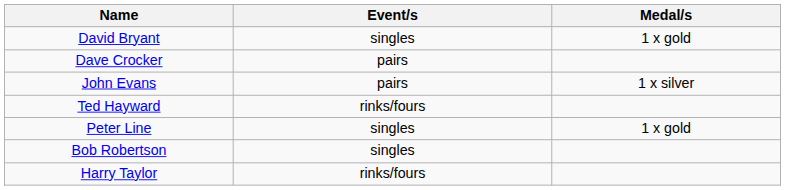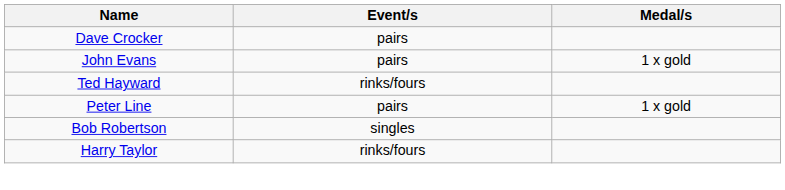- row: (119, 38)
(666, 83) 1 x silver -> (666, 60) 1 x gold
(393, 128) singles -> (393, 106) pairs
